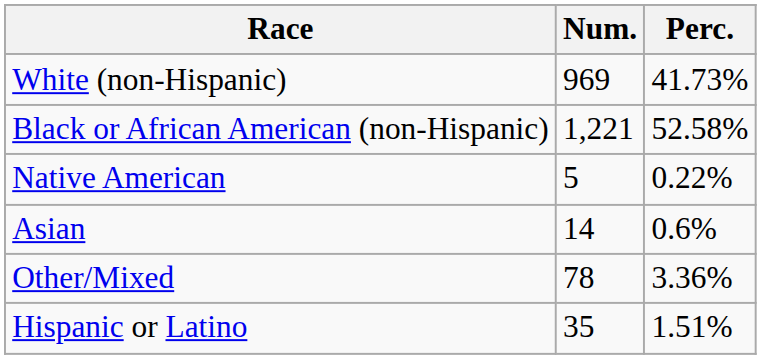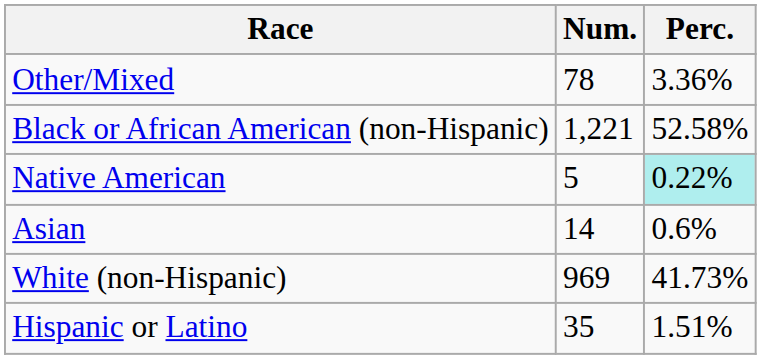rows swapped: (149, 79) <-> (93, 278)
(692, 178) no background -> (692, 178) paleturquoise background
